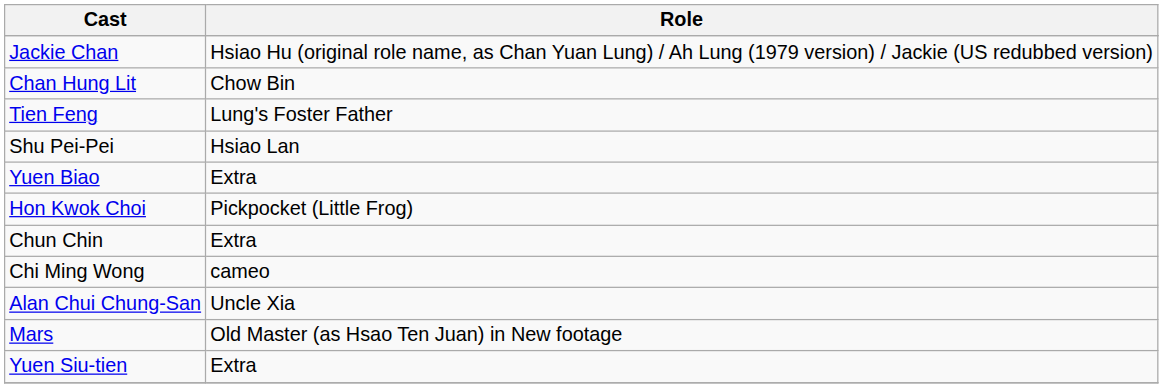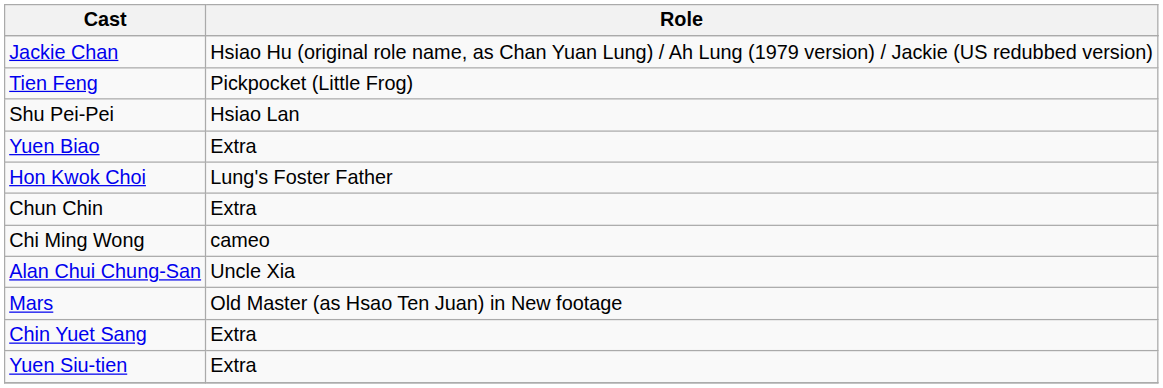- row: (73, 83)
(301, 114) Lung's Foster Father -> (312, 83) Pickpocket (Little Frog)
(312, 209) Pickpocket (Little Frog) -> (301, 177) Lung's Foster Father
+ row: (78, 334)
